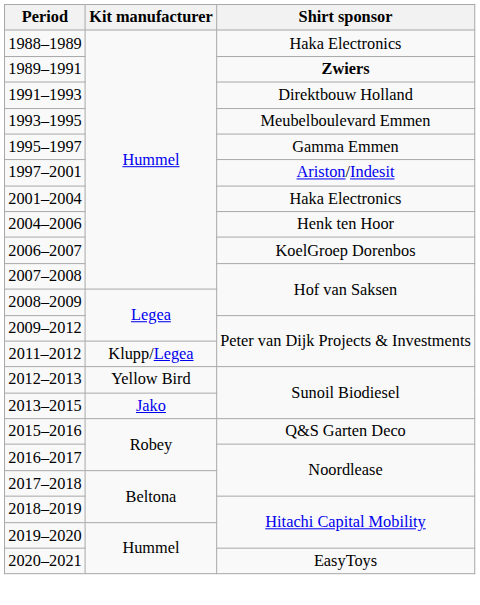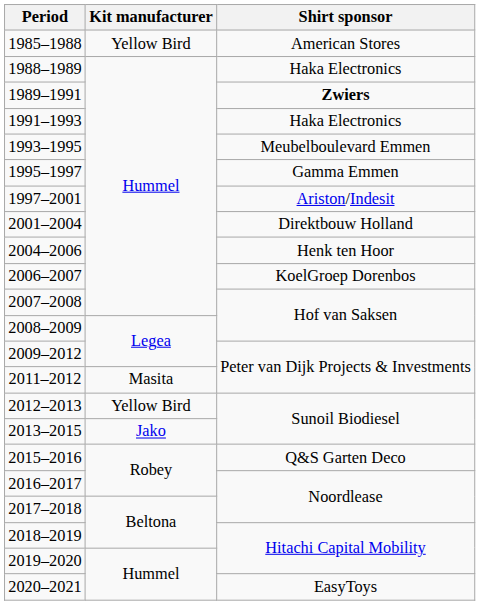+ row: (45, 43)
(346, 95) Direktbouw Holland -> (346, 120) Haka Electronics
(346, 198) Haka Electronics -> (346, 224) Direktbouw Holland
(151, 353) Klupp/Legea -> (151, 379) Masita
